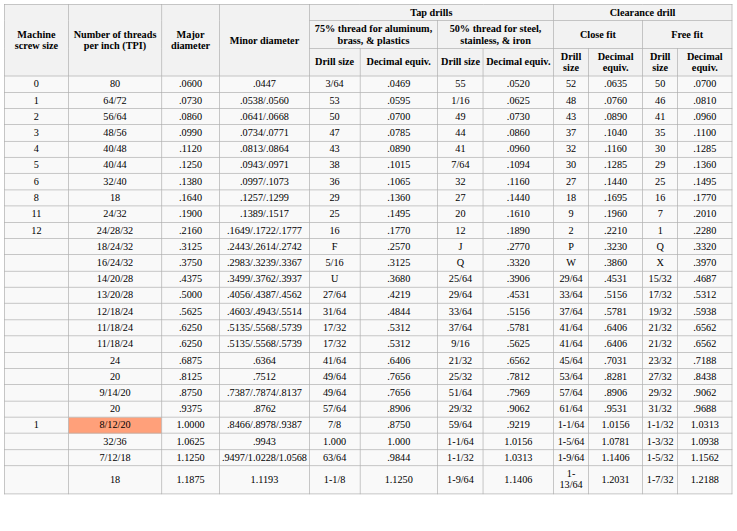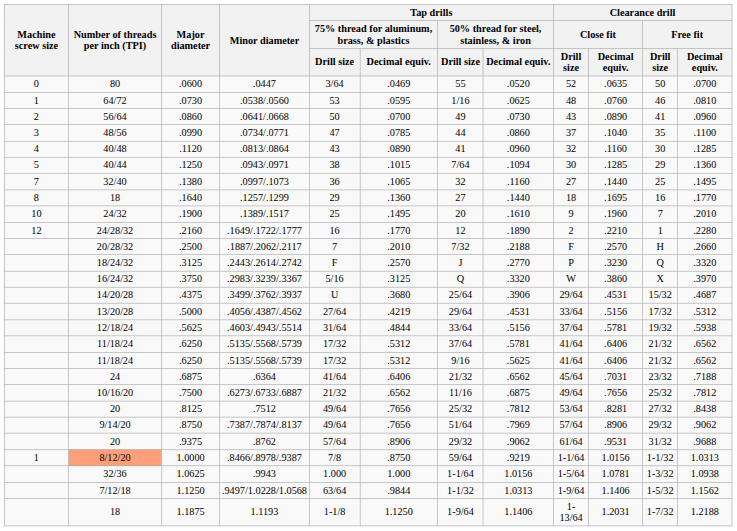(36, 181) 6 -> (36, 181) 7
(36, 214) 11 -> (36, 214) 10
+ row: (191, 246)
+ row: (191, 392)
